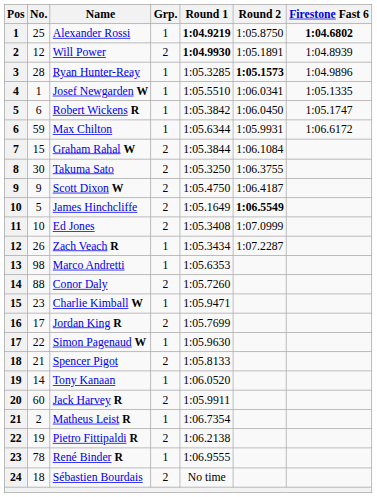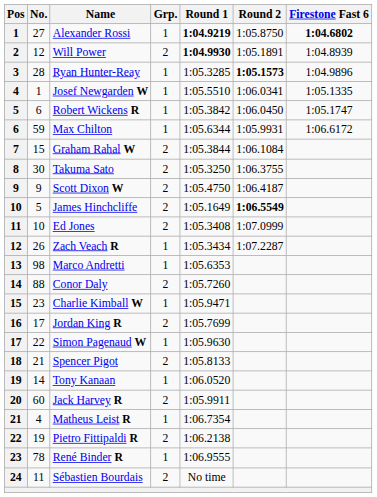(39, 33) 25 -> (39, 33) 27
(39, 419) 2 -> (39, 419) 4
(39, 477) 18 -> (39, 477) 11
